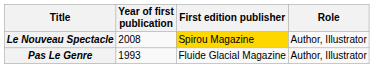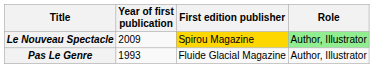(129, 39) 2008 -> (129, 39) 2009
(329, 39) no background -> (329, 39) lightgreen background
